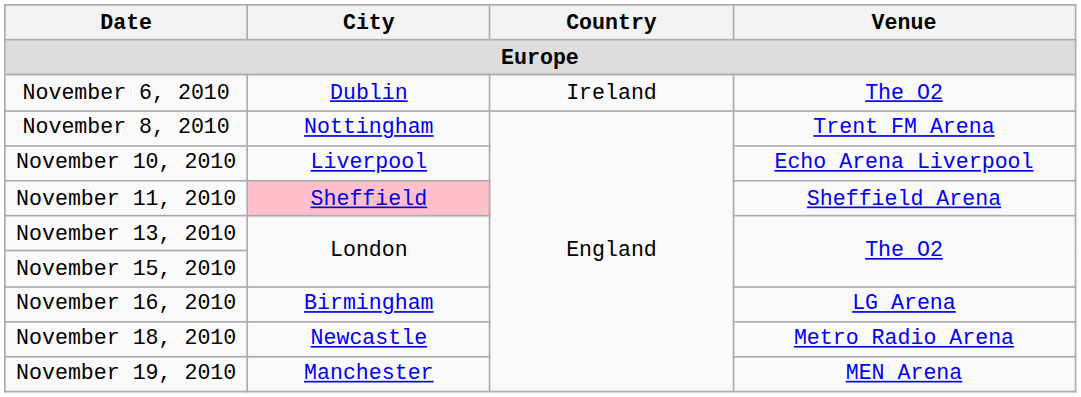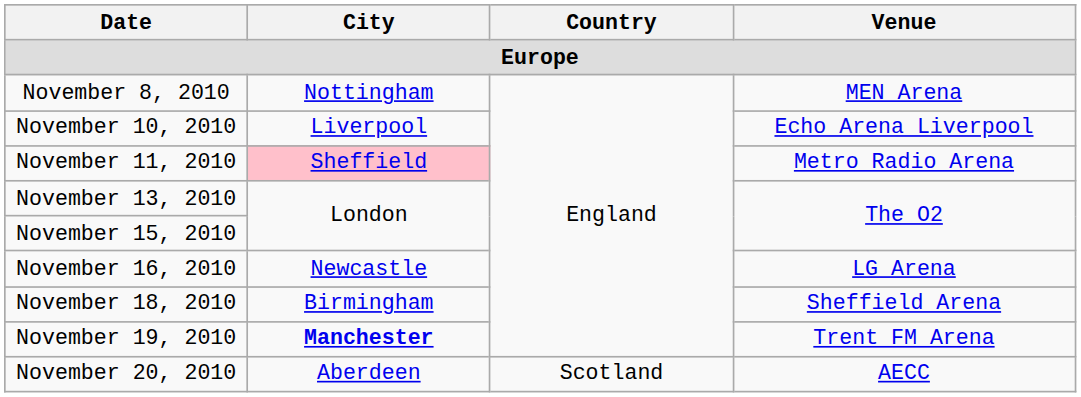- row: (126, 93)
(904, 128) Trent FM Arena -> (904, 93) MEN Arena
(904, 198) Sheffield Arena -> (904, 163) Metro Radio Arena
(369, 304) Birmingham -> (369, 269) Newcastle
(369, 339) Newcastle -> (369, 304) Birmingham
(904, 339) Metro Radio Arena -> (904, 304) Sheffield Arena
(369, 374) normal -> (369, 339) bold
(904, 374) MEN Arena -> (904, 339) Trent FM Arena
+ row: (126, 374)
